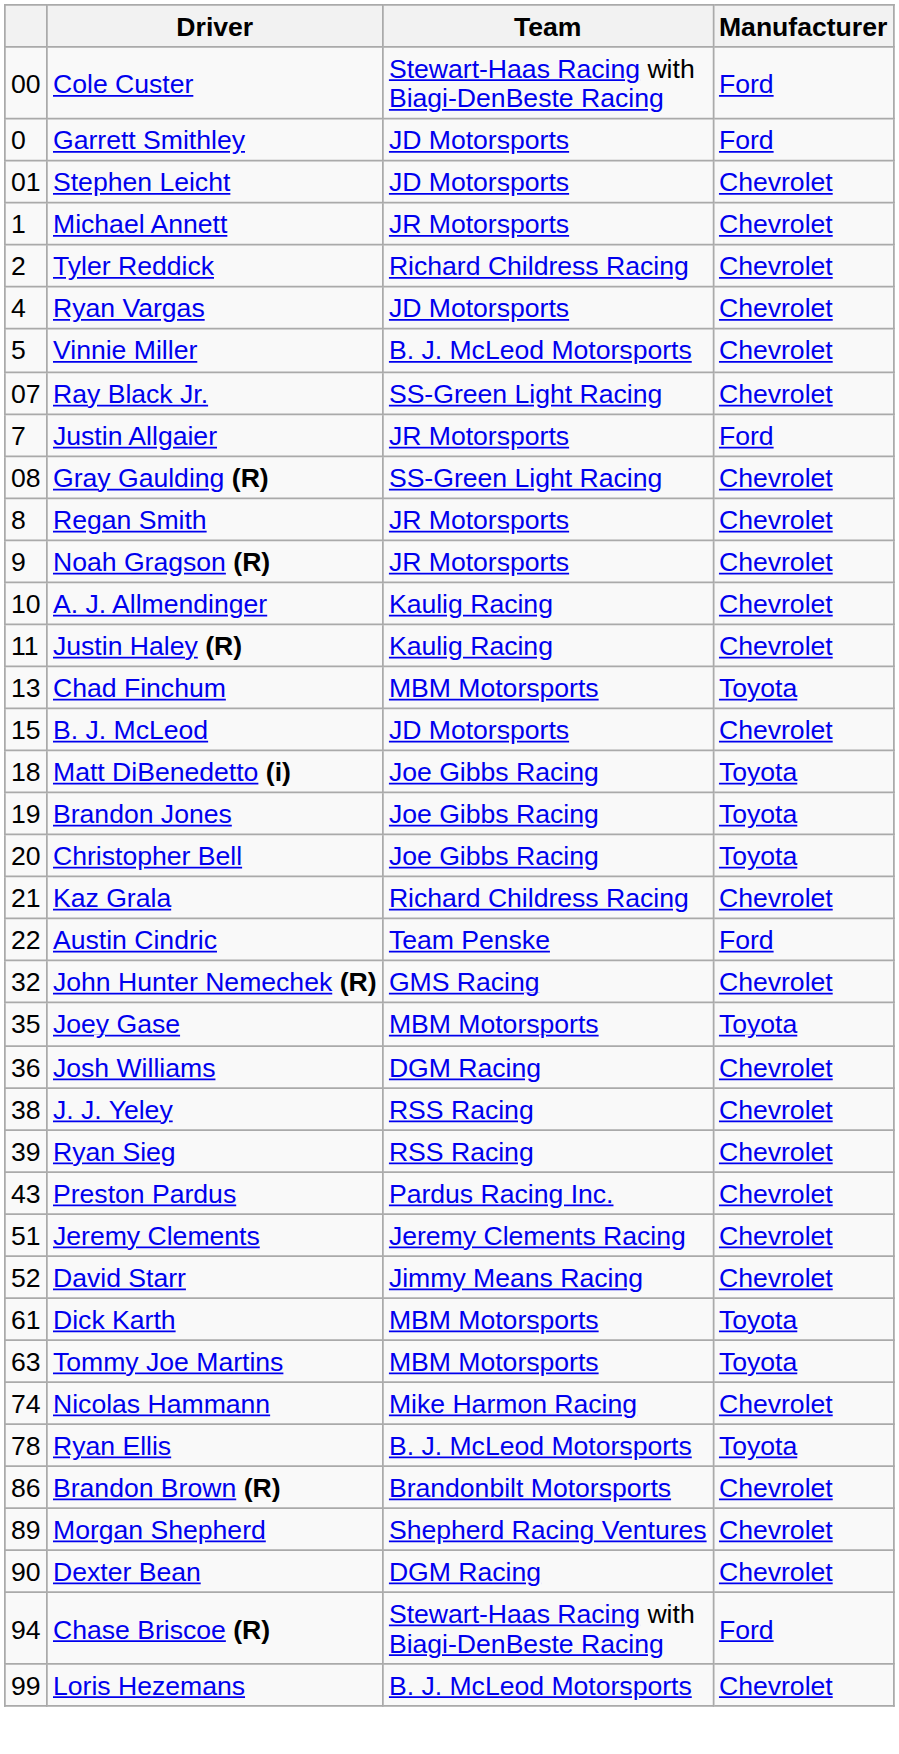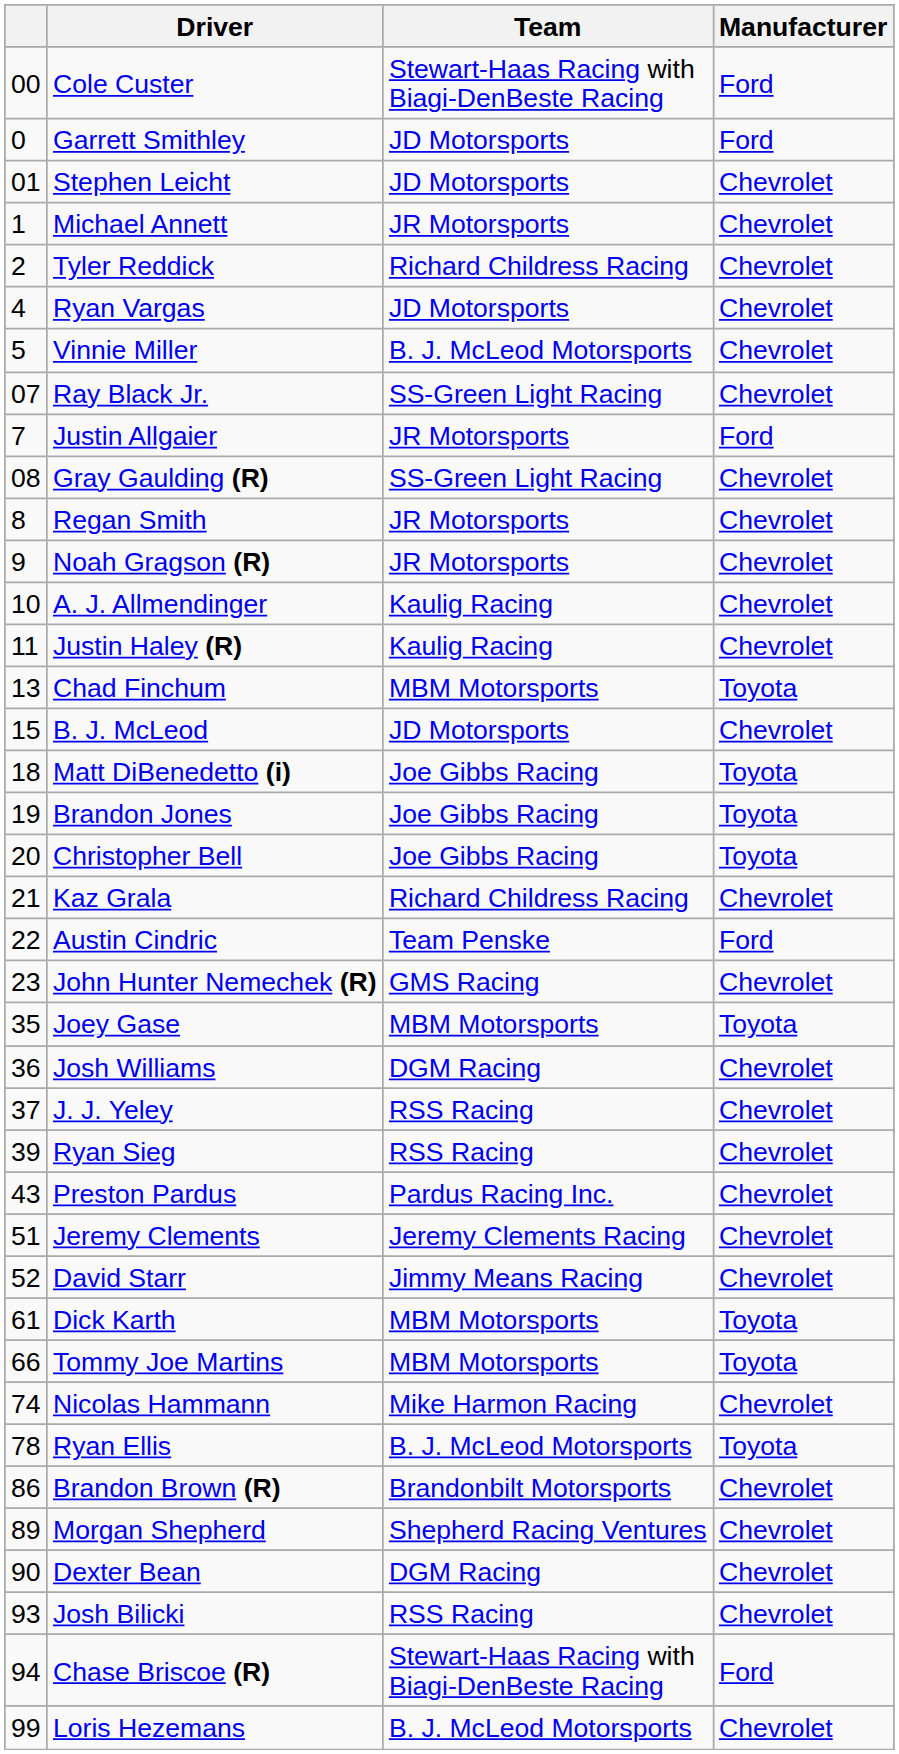(26, 982) 32 -> (26, 982) 23
(26, 1109) 38 -> (26, 1109) 37
(26, 1361) 63 -> (26, 1361) 66
+ row: (119, 1614)
